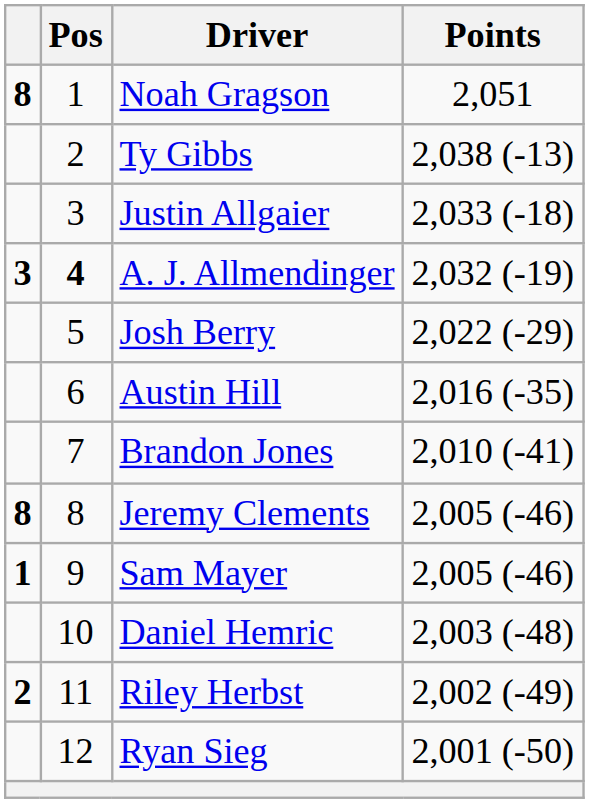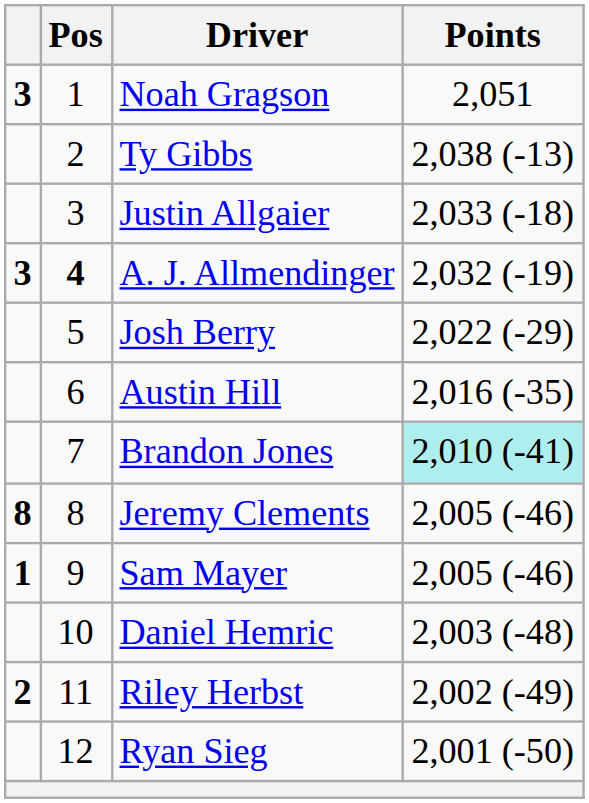(23, 94) 8 -> (23, 94) 3
(493, 452) no background -> (493, 452) paleturquoise background
